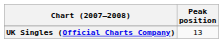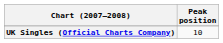(198, 32) 13 -> (198, 32) 10
